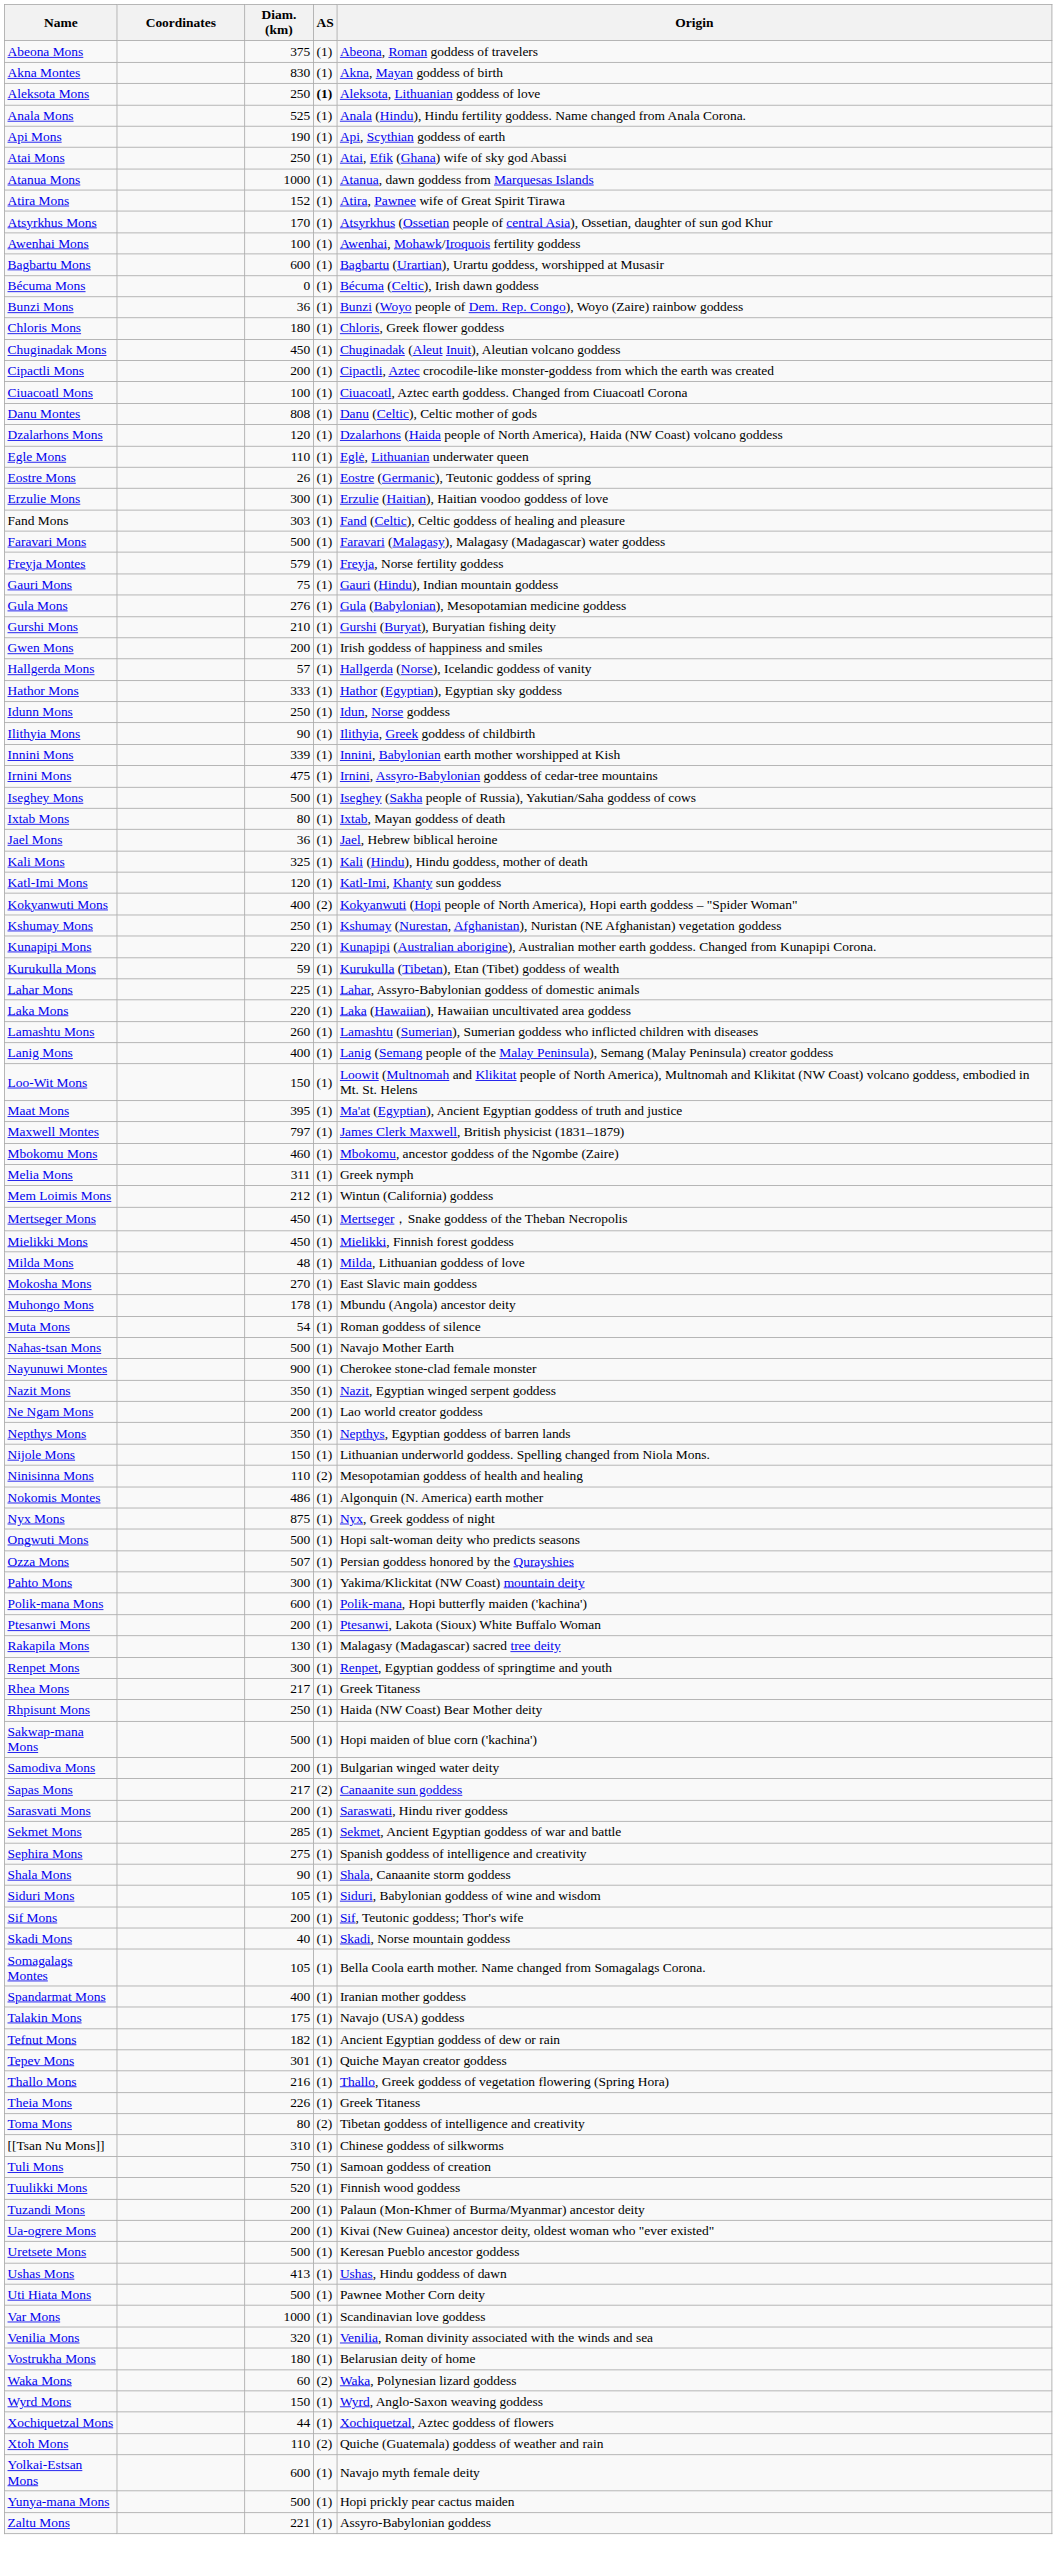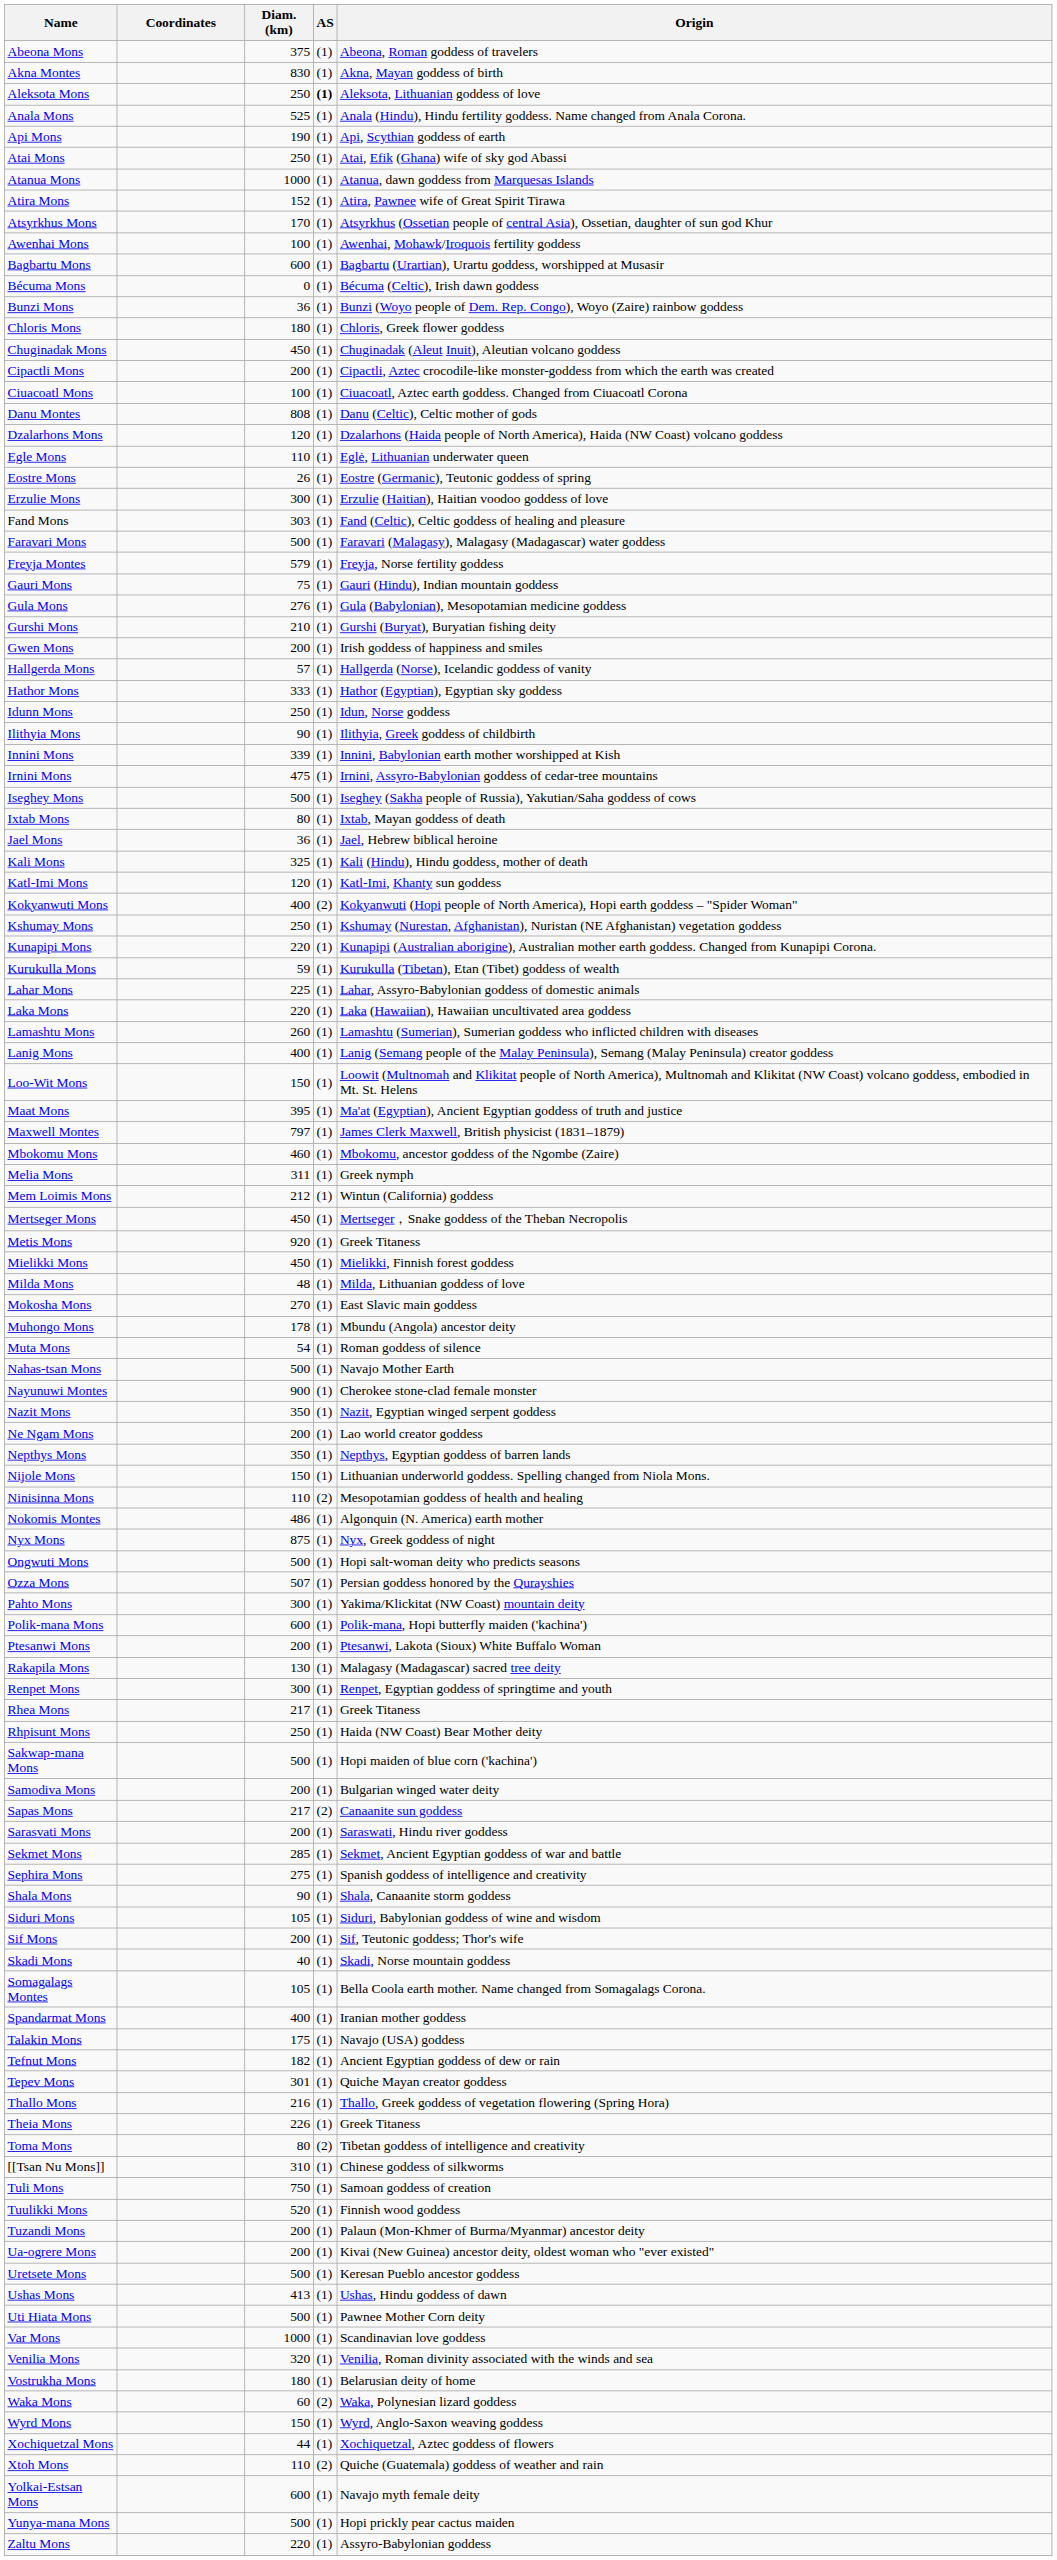+ row: (40, 1241)
(300, 2523) 221 -> (300, 2544) 220
